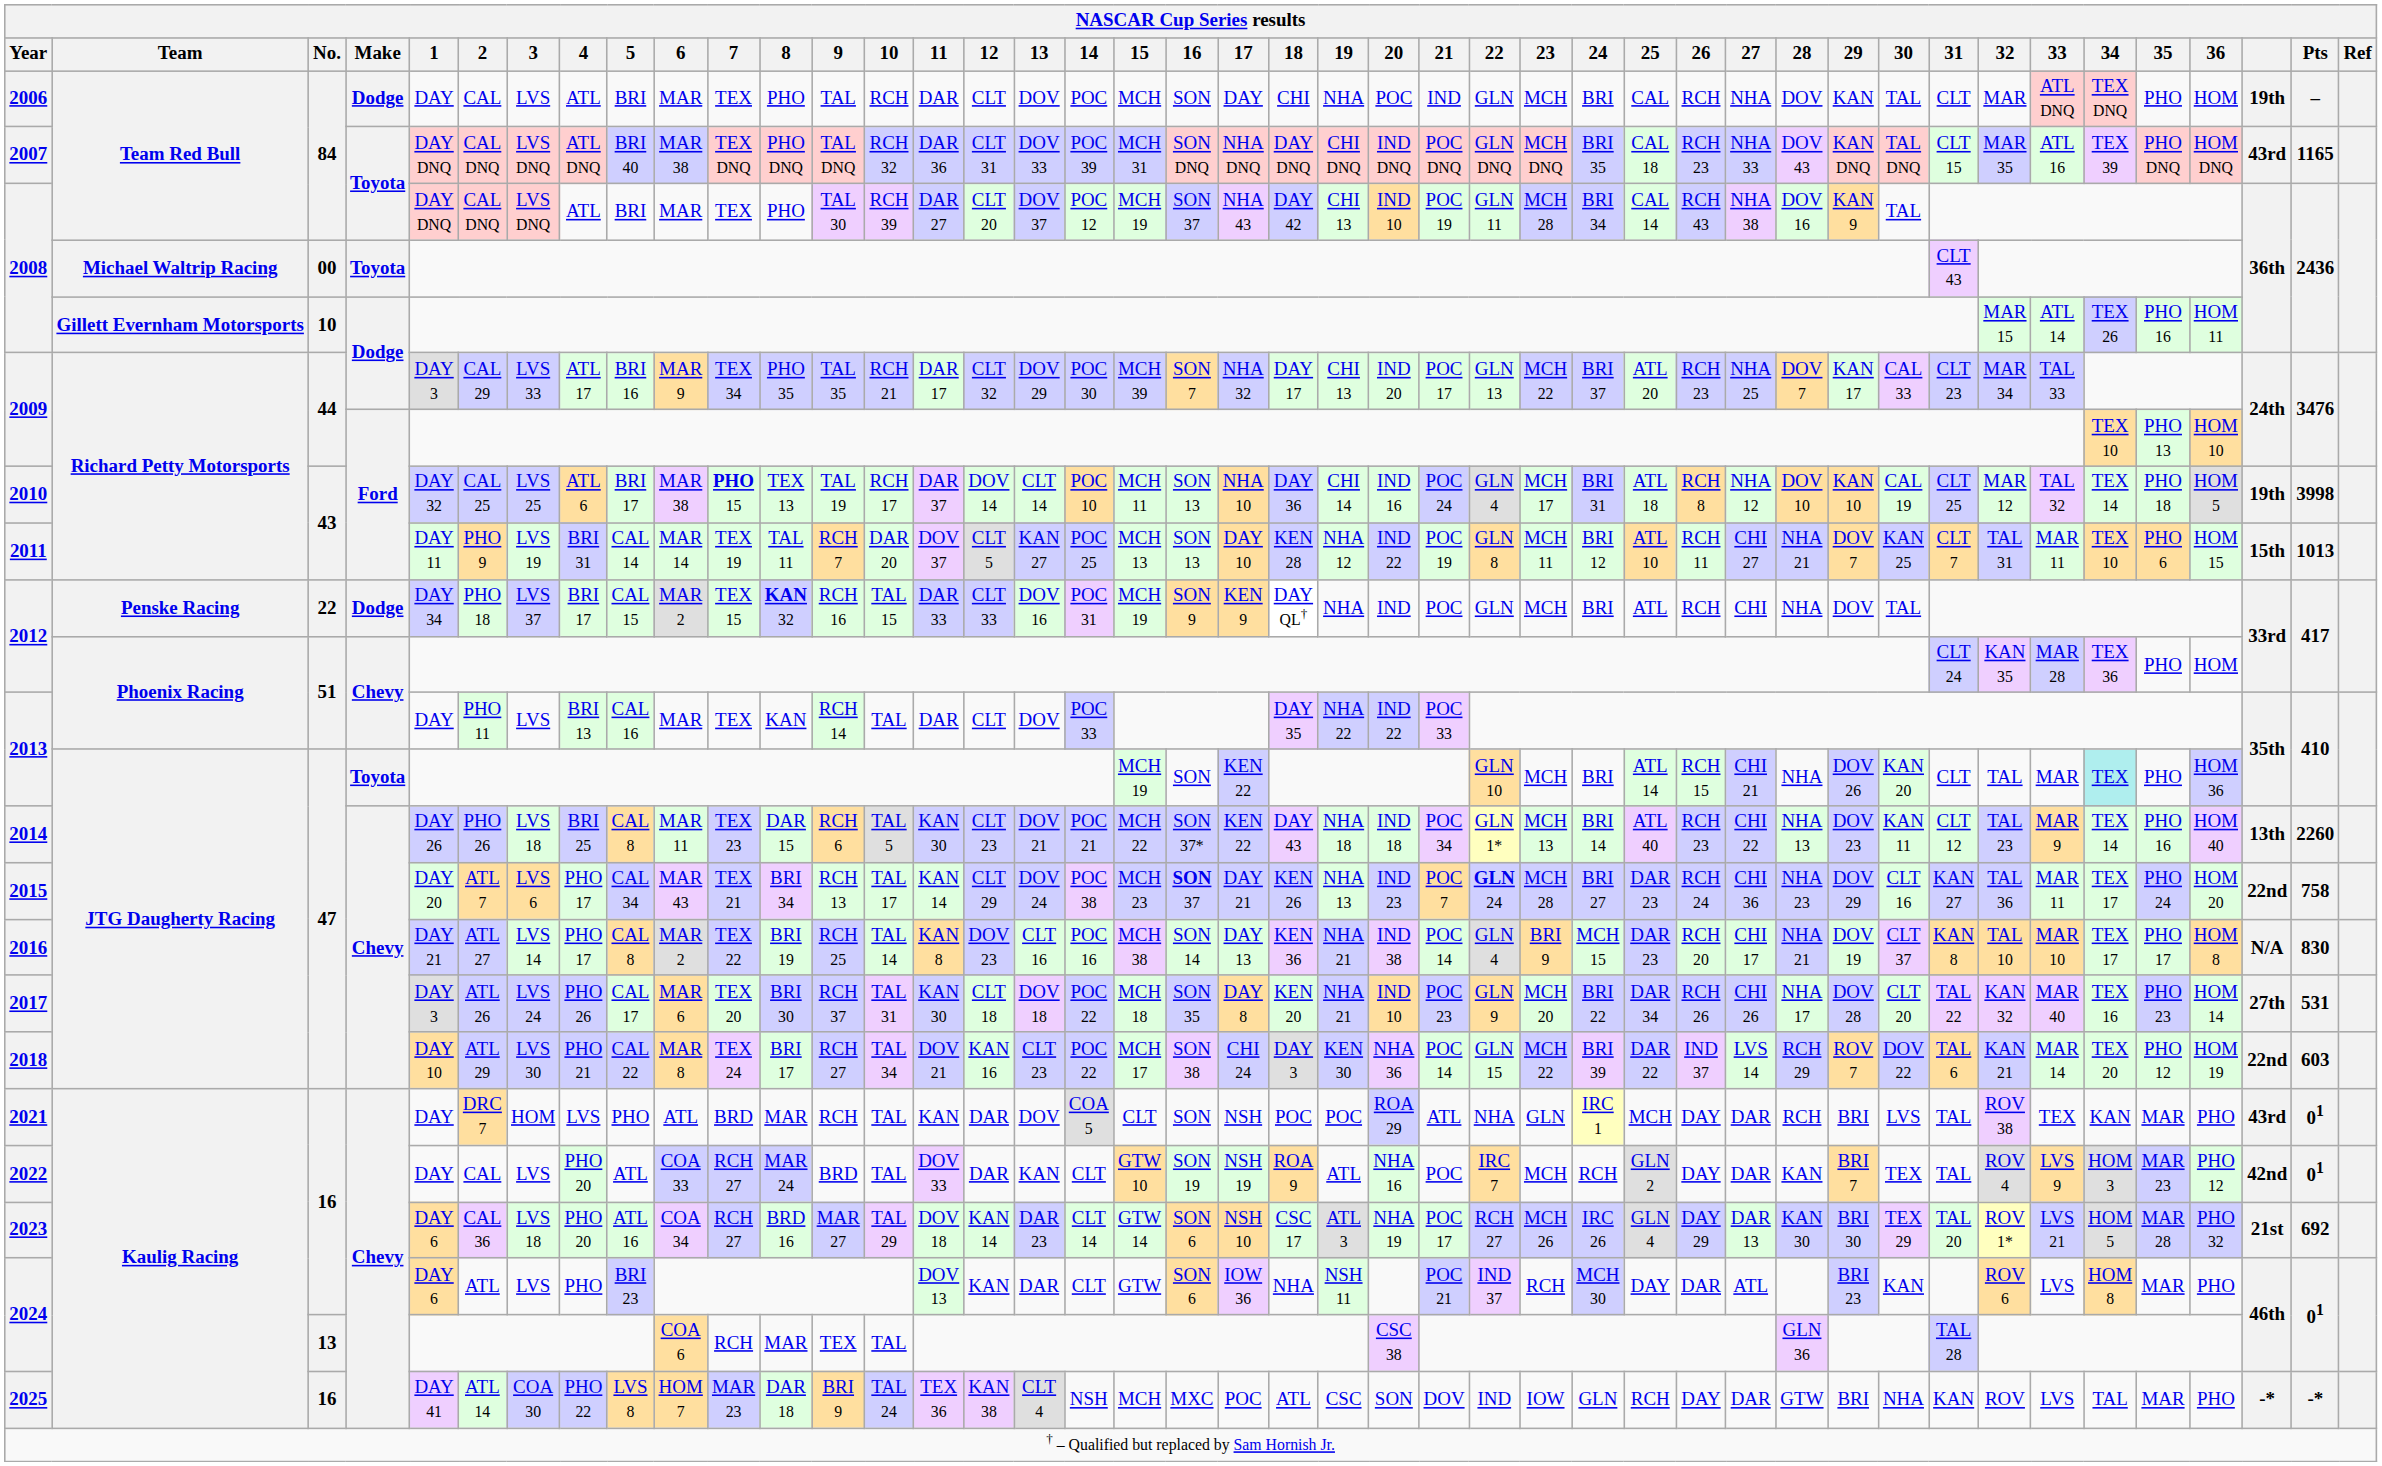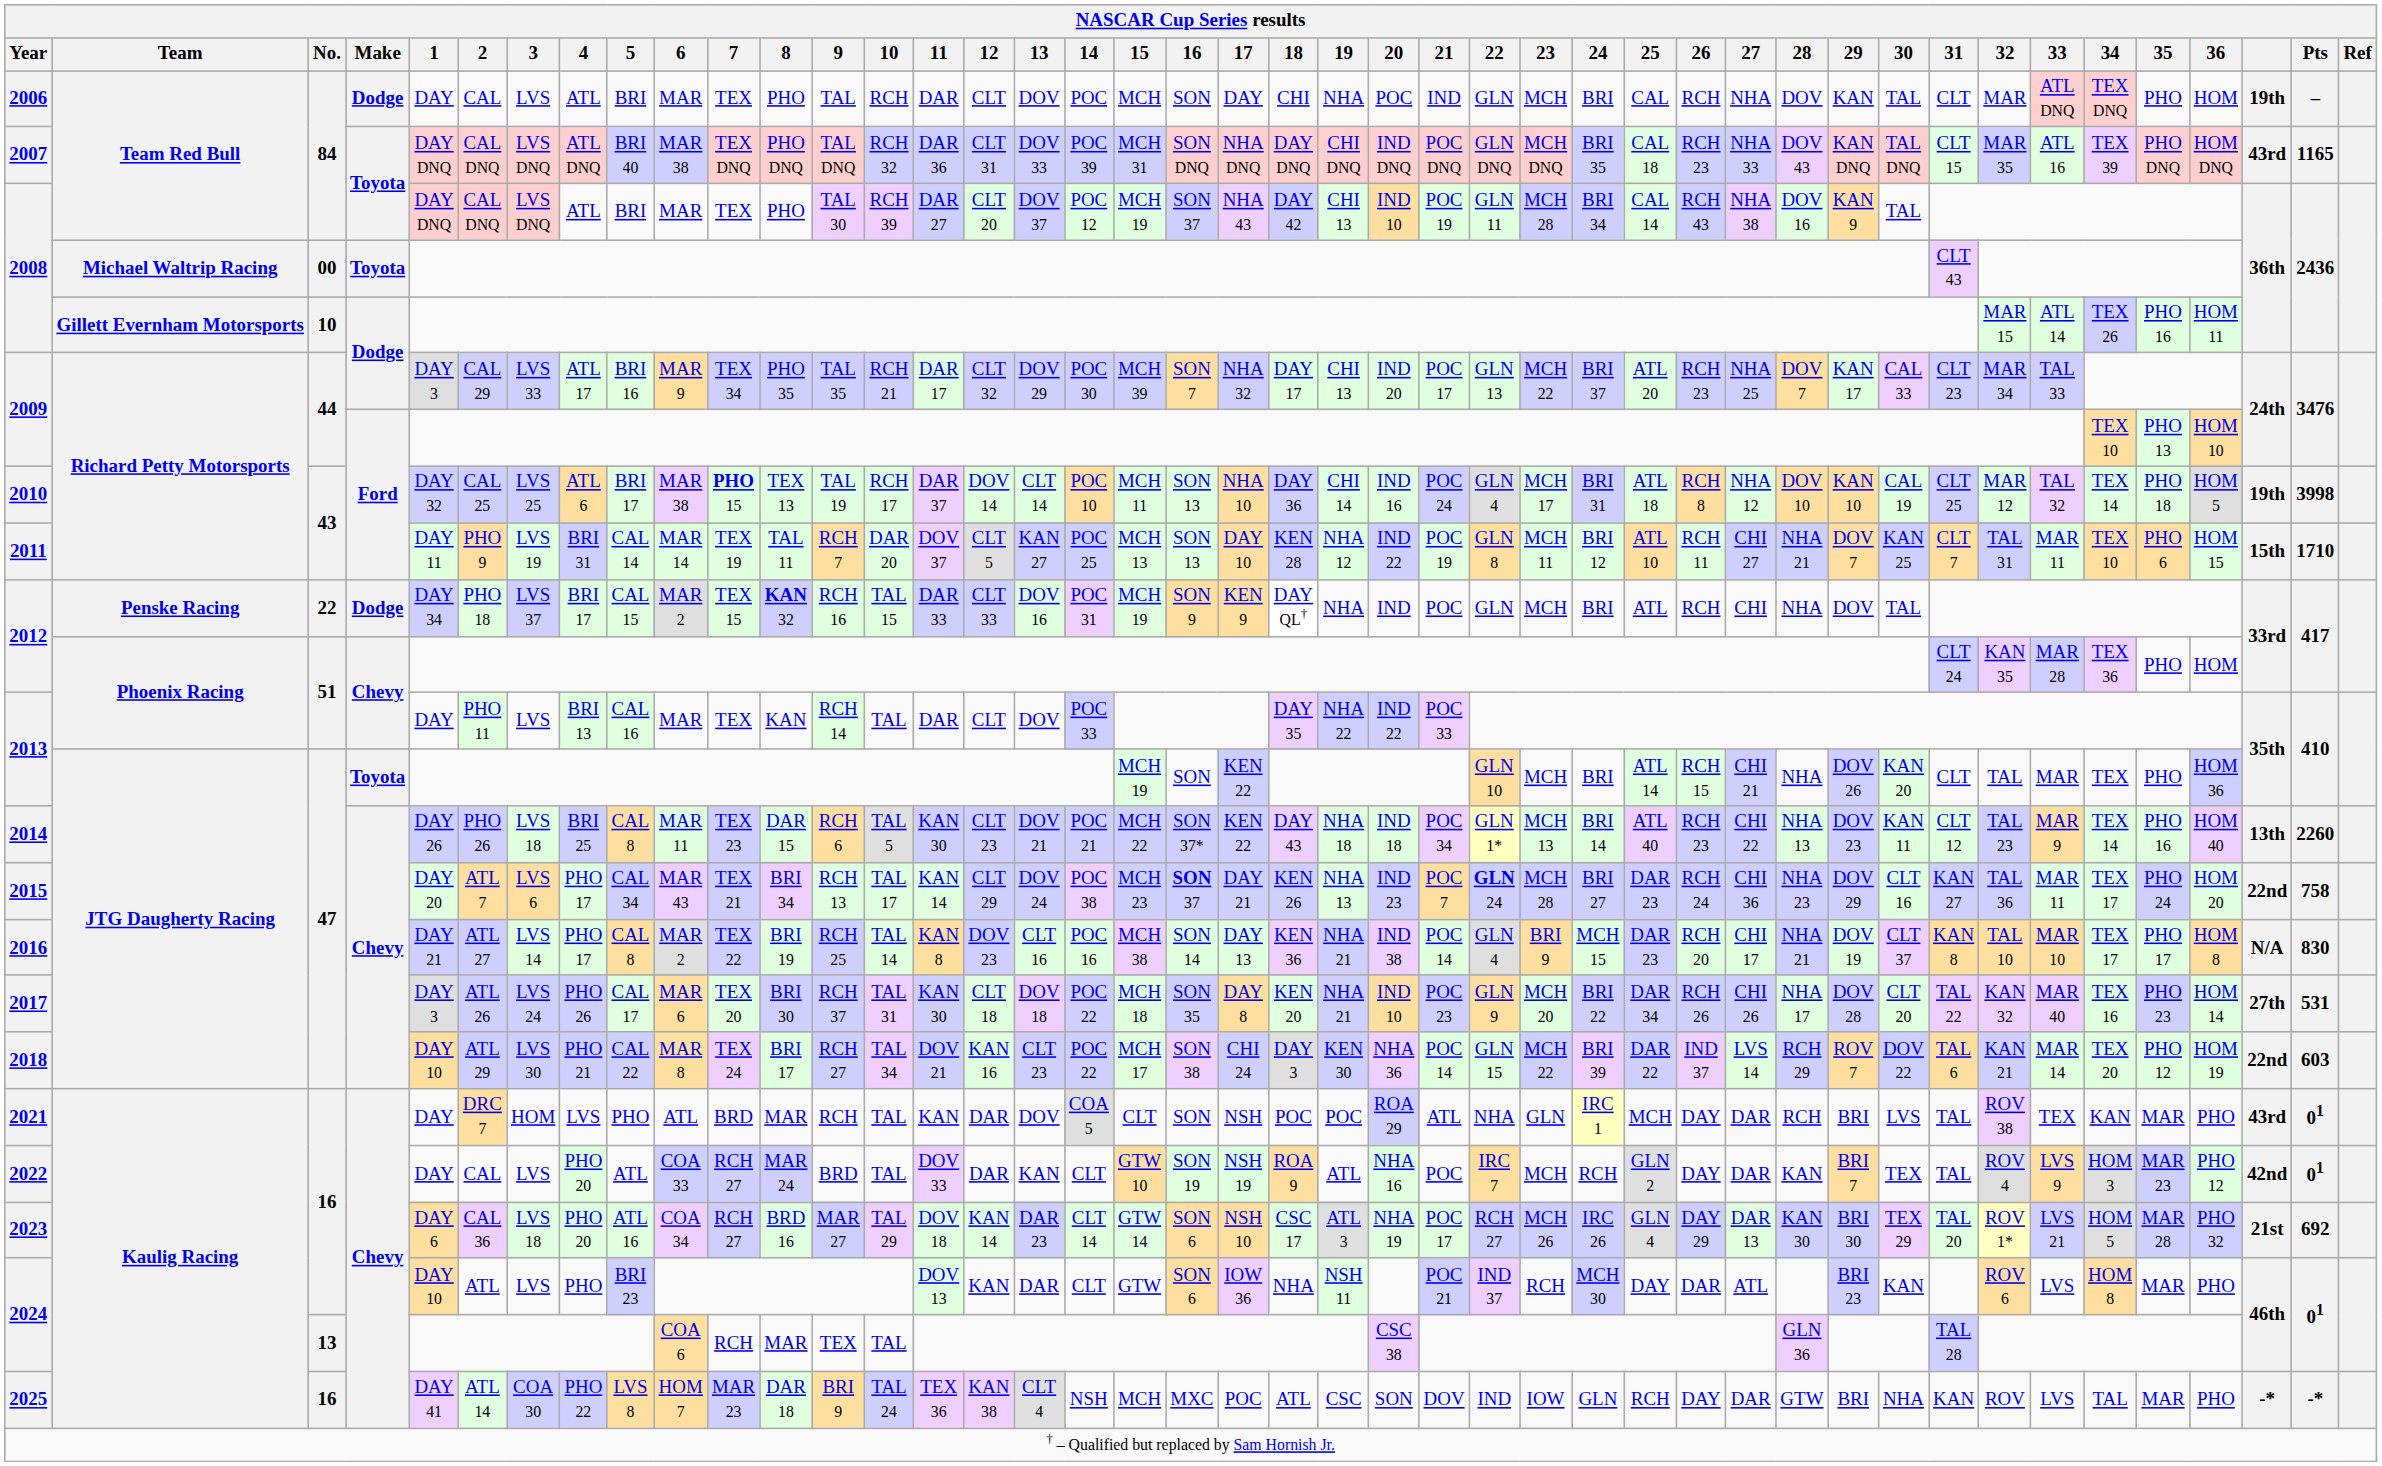(2315, 550) 1013 -> (2315, 550) 1710
(2110, 777) paleturquoise background -> (2110, 777) no background
(434, 1285) DAY 6 -> (434, 1285) DAY 10
